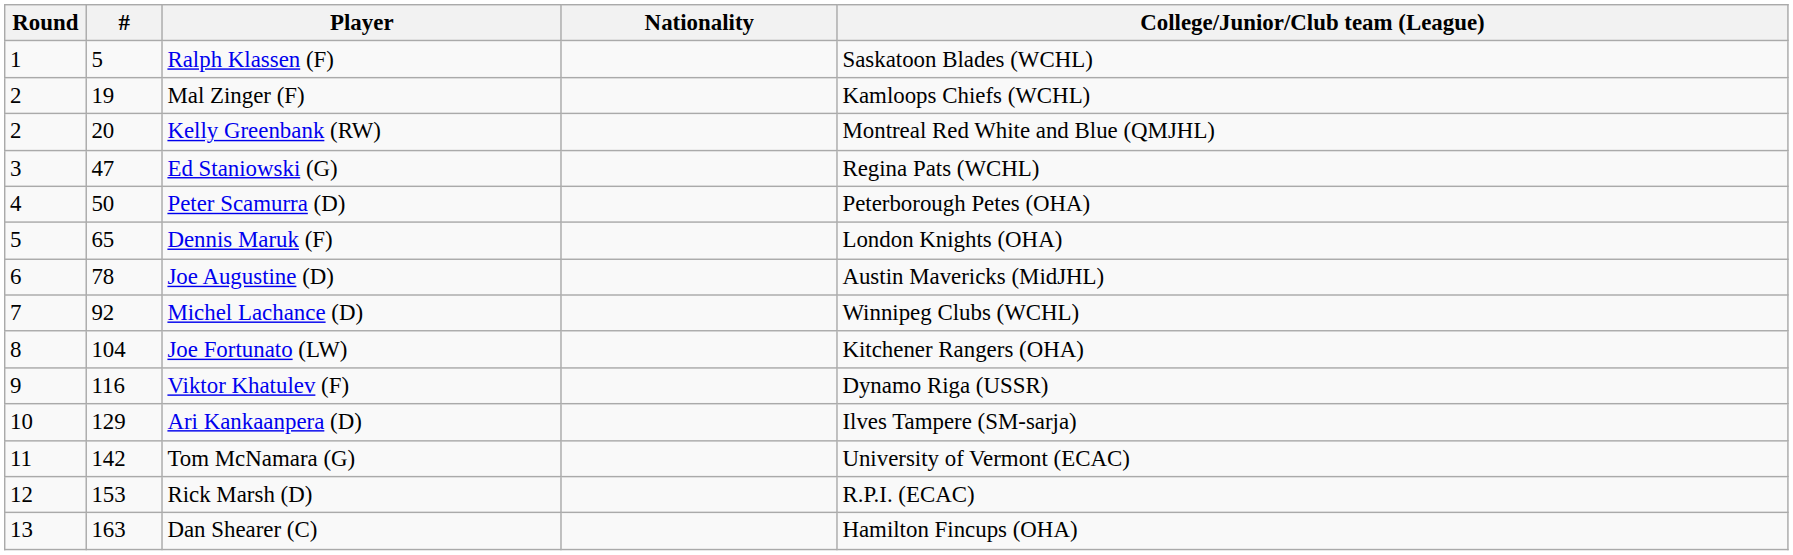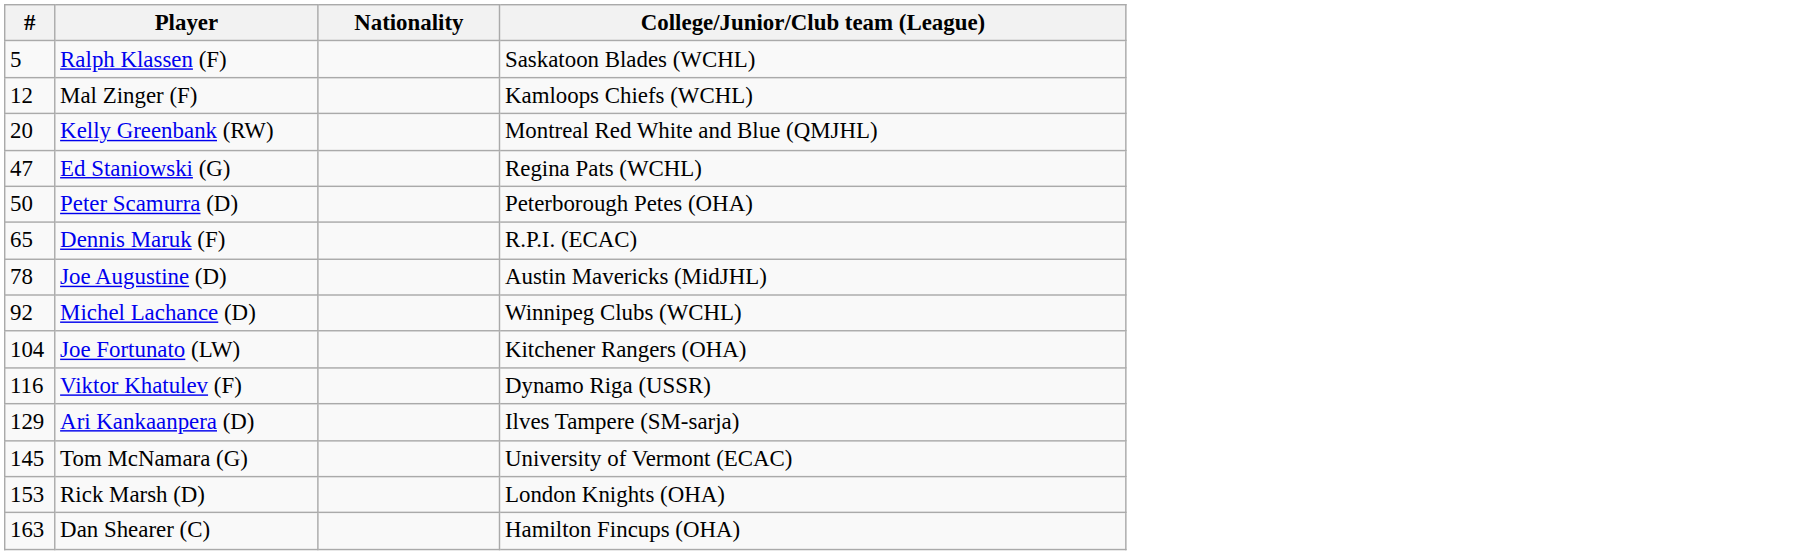- column: (45, 22)
(103, 95) 19 -> (21, 95) 12
(952, 240) London Knights (OHA) -> (571, 240) R.P.I. (ECAC)
(109, 458) 142 -> (27, 458) 145
(909, 494) R.P.I. (ECAC) -> (615, 494) London Knights (OHA)
